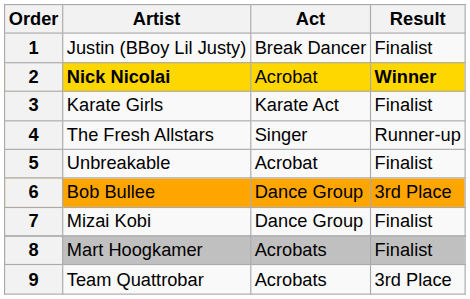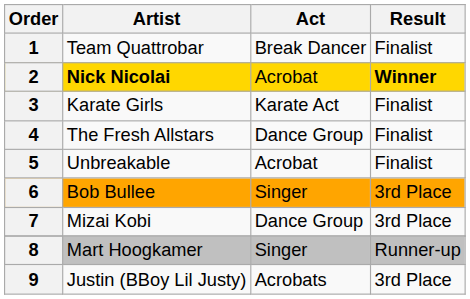(157, 47) Justin (BBoy Lil Justy) -> (135, 47) Team Quattrobar
(281, 134) Singer -> (309, 134) Dance Group
(418, 134) Runner-up -> (404, 134) Finalist
(309, 192) Dance Group -> (281, 192) Singer
(404, 221) Finalist -> (413, 221) 3rd Place
(291, 250) Acrobats -> (281, 250) Singer
(404, 250) Finalist -> (418, 250) Runner-up
(135, 279) Team Quattrobar -> (157, 279) Justin (BBoy Lil Justy)
